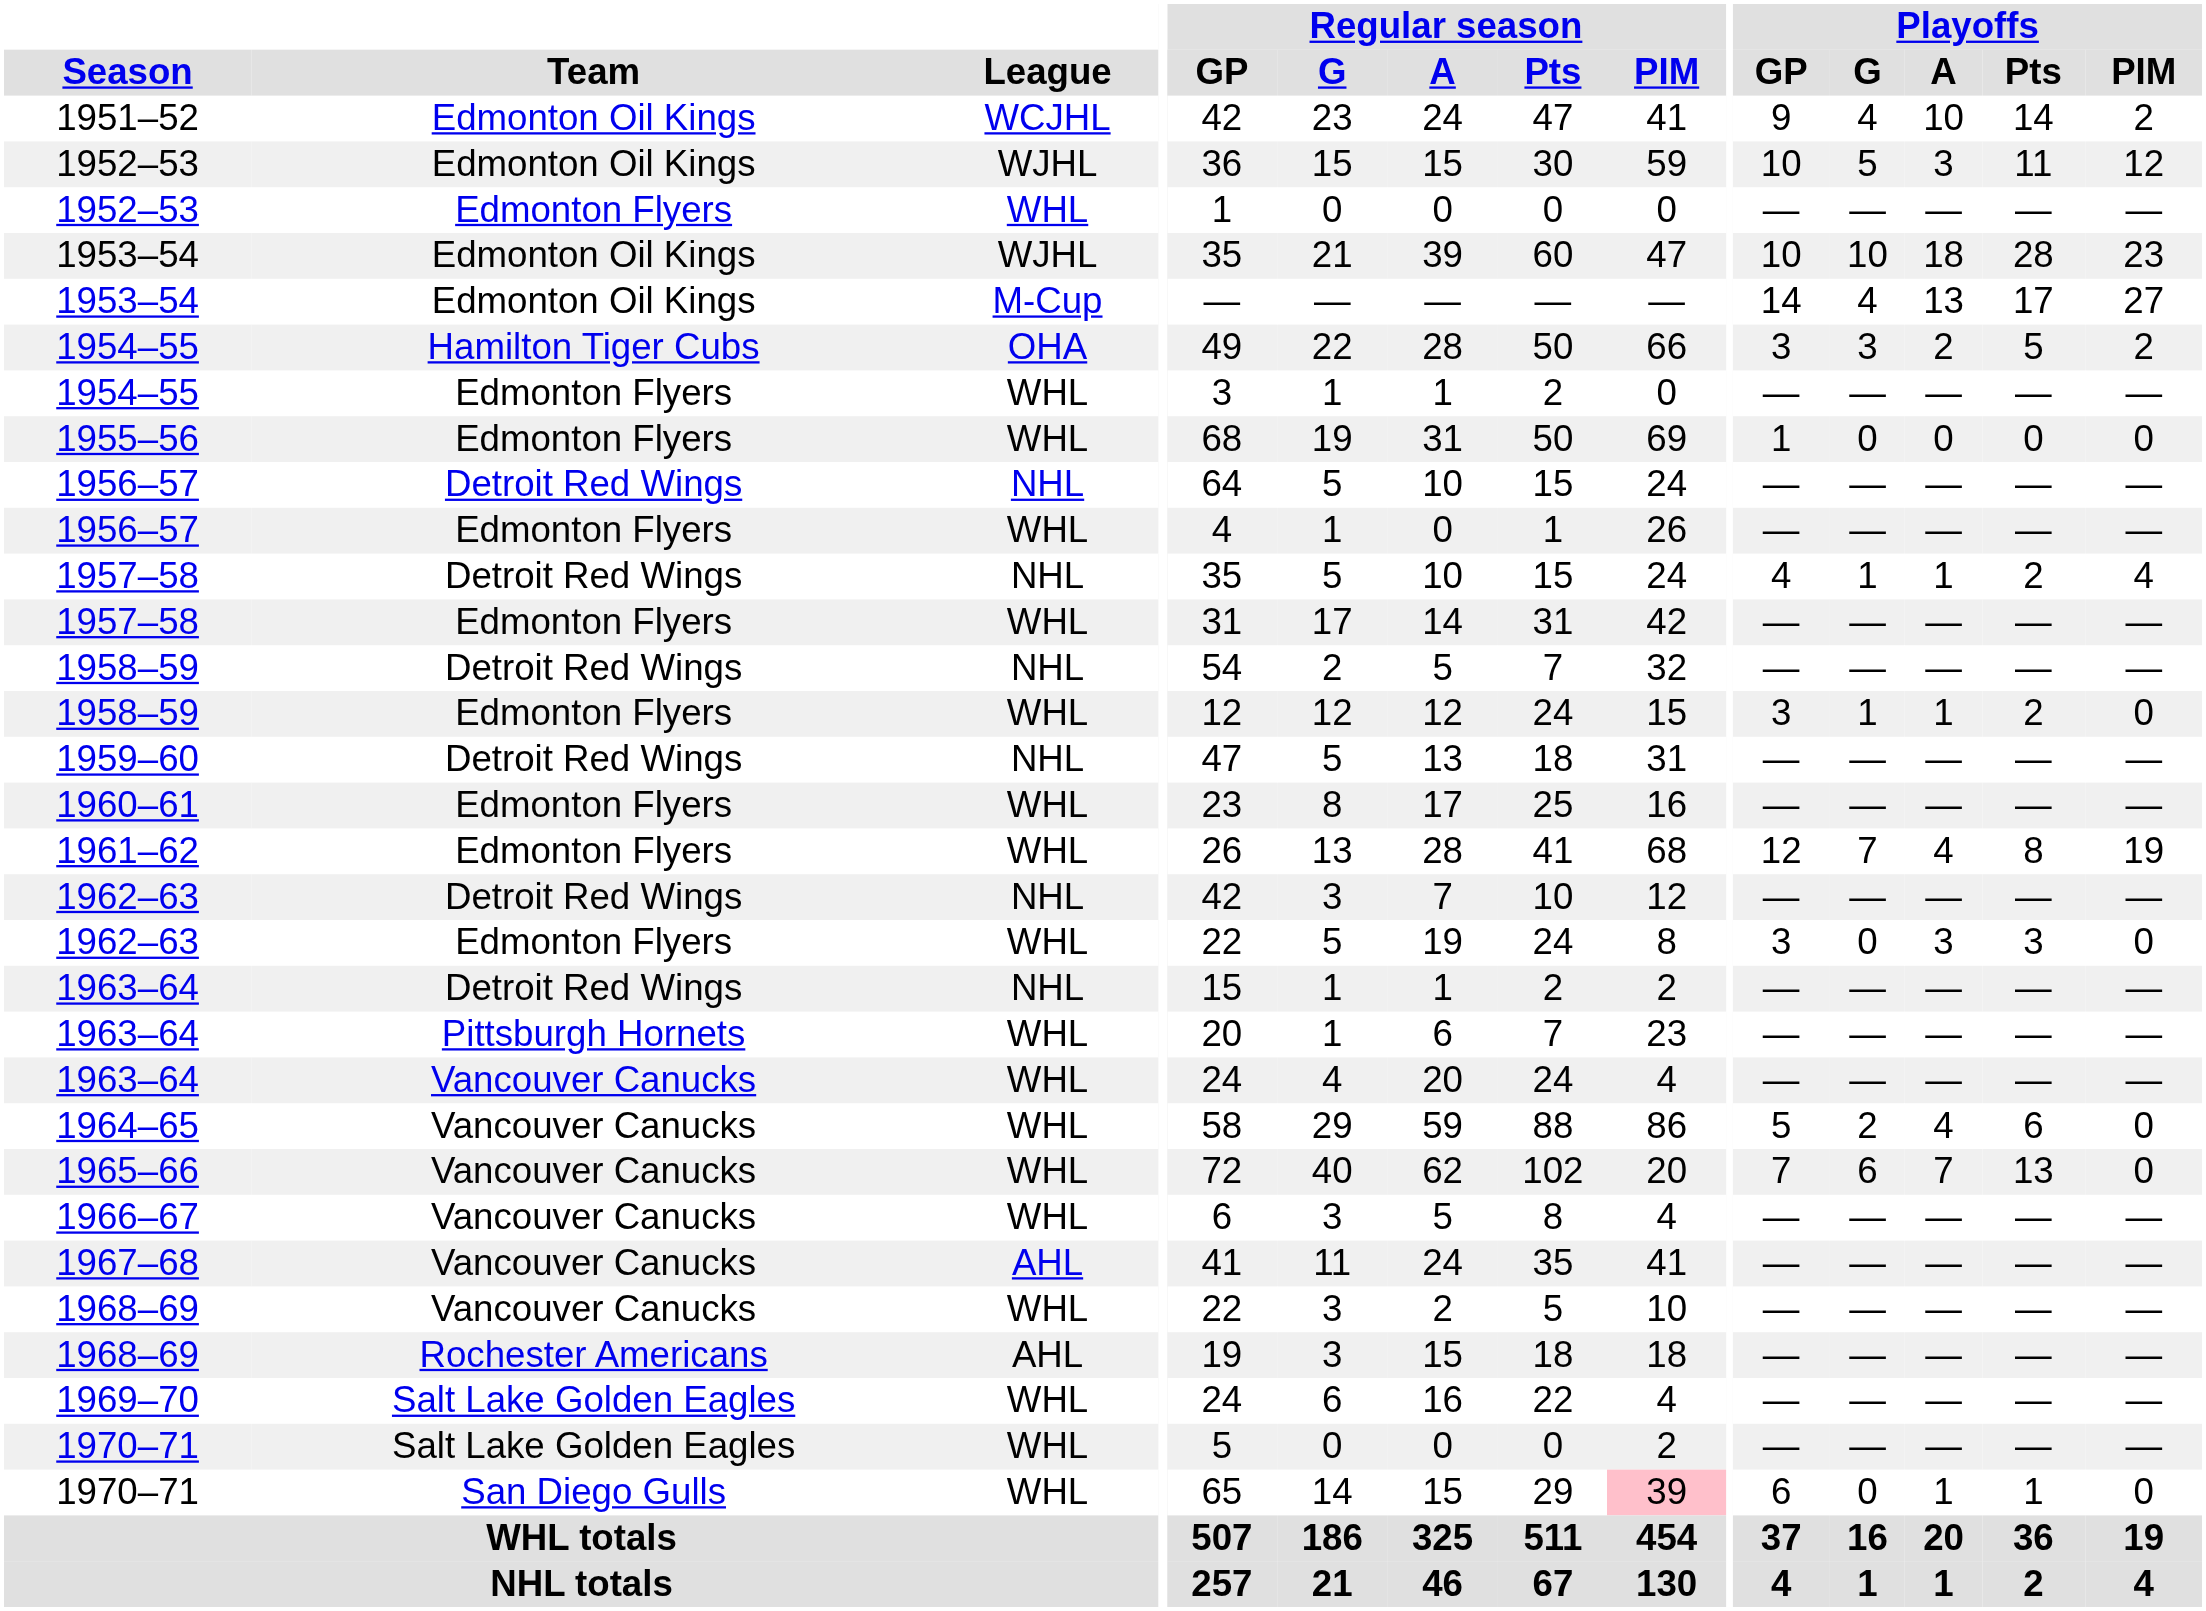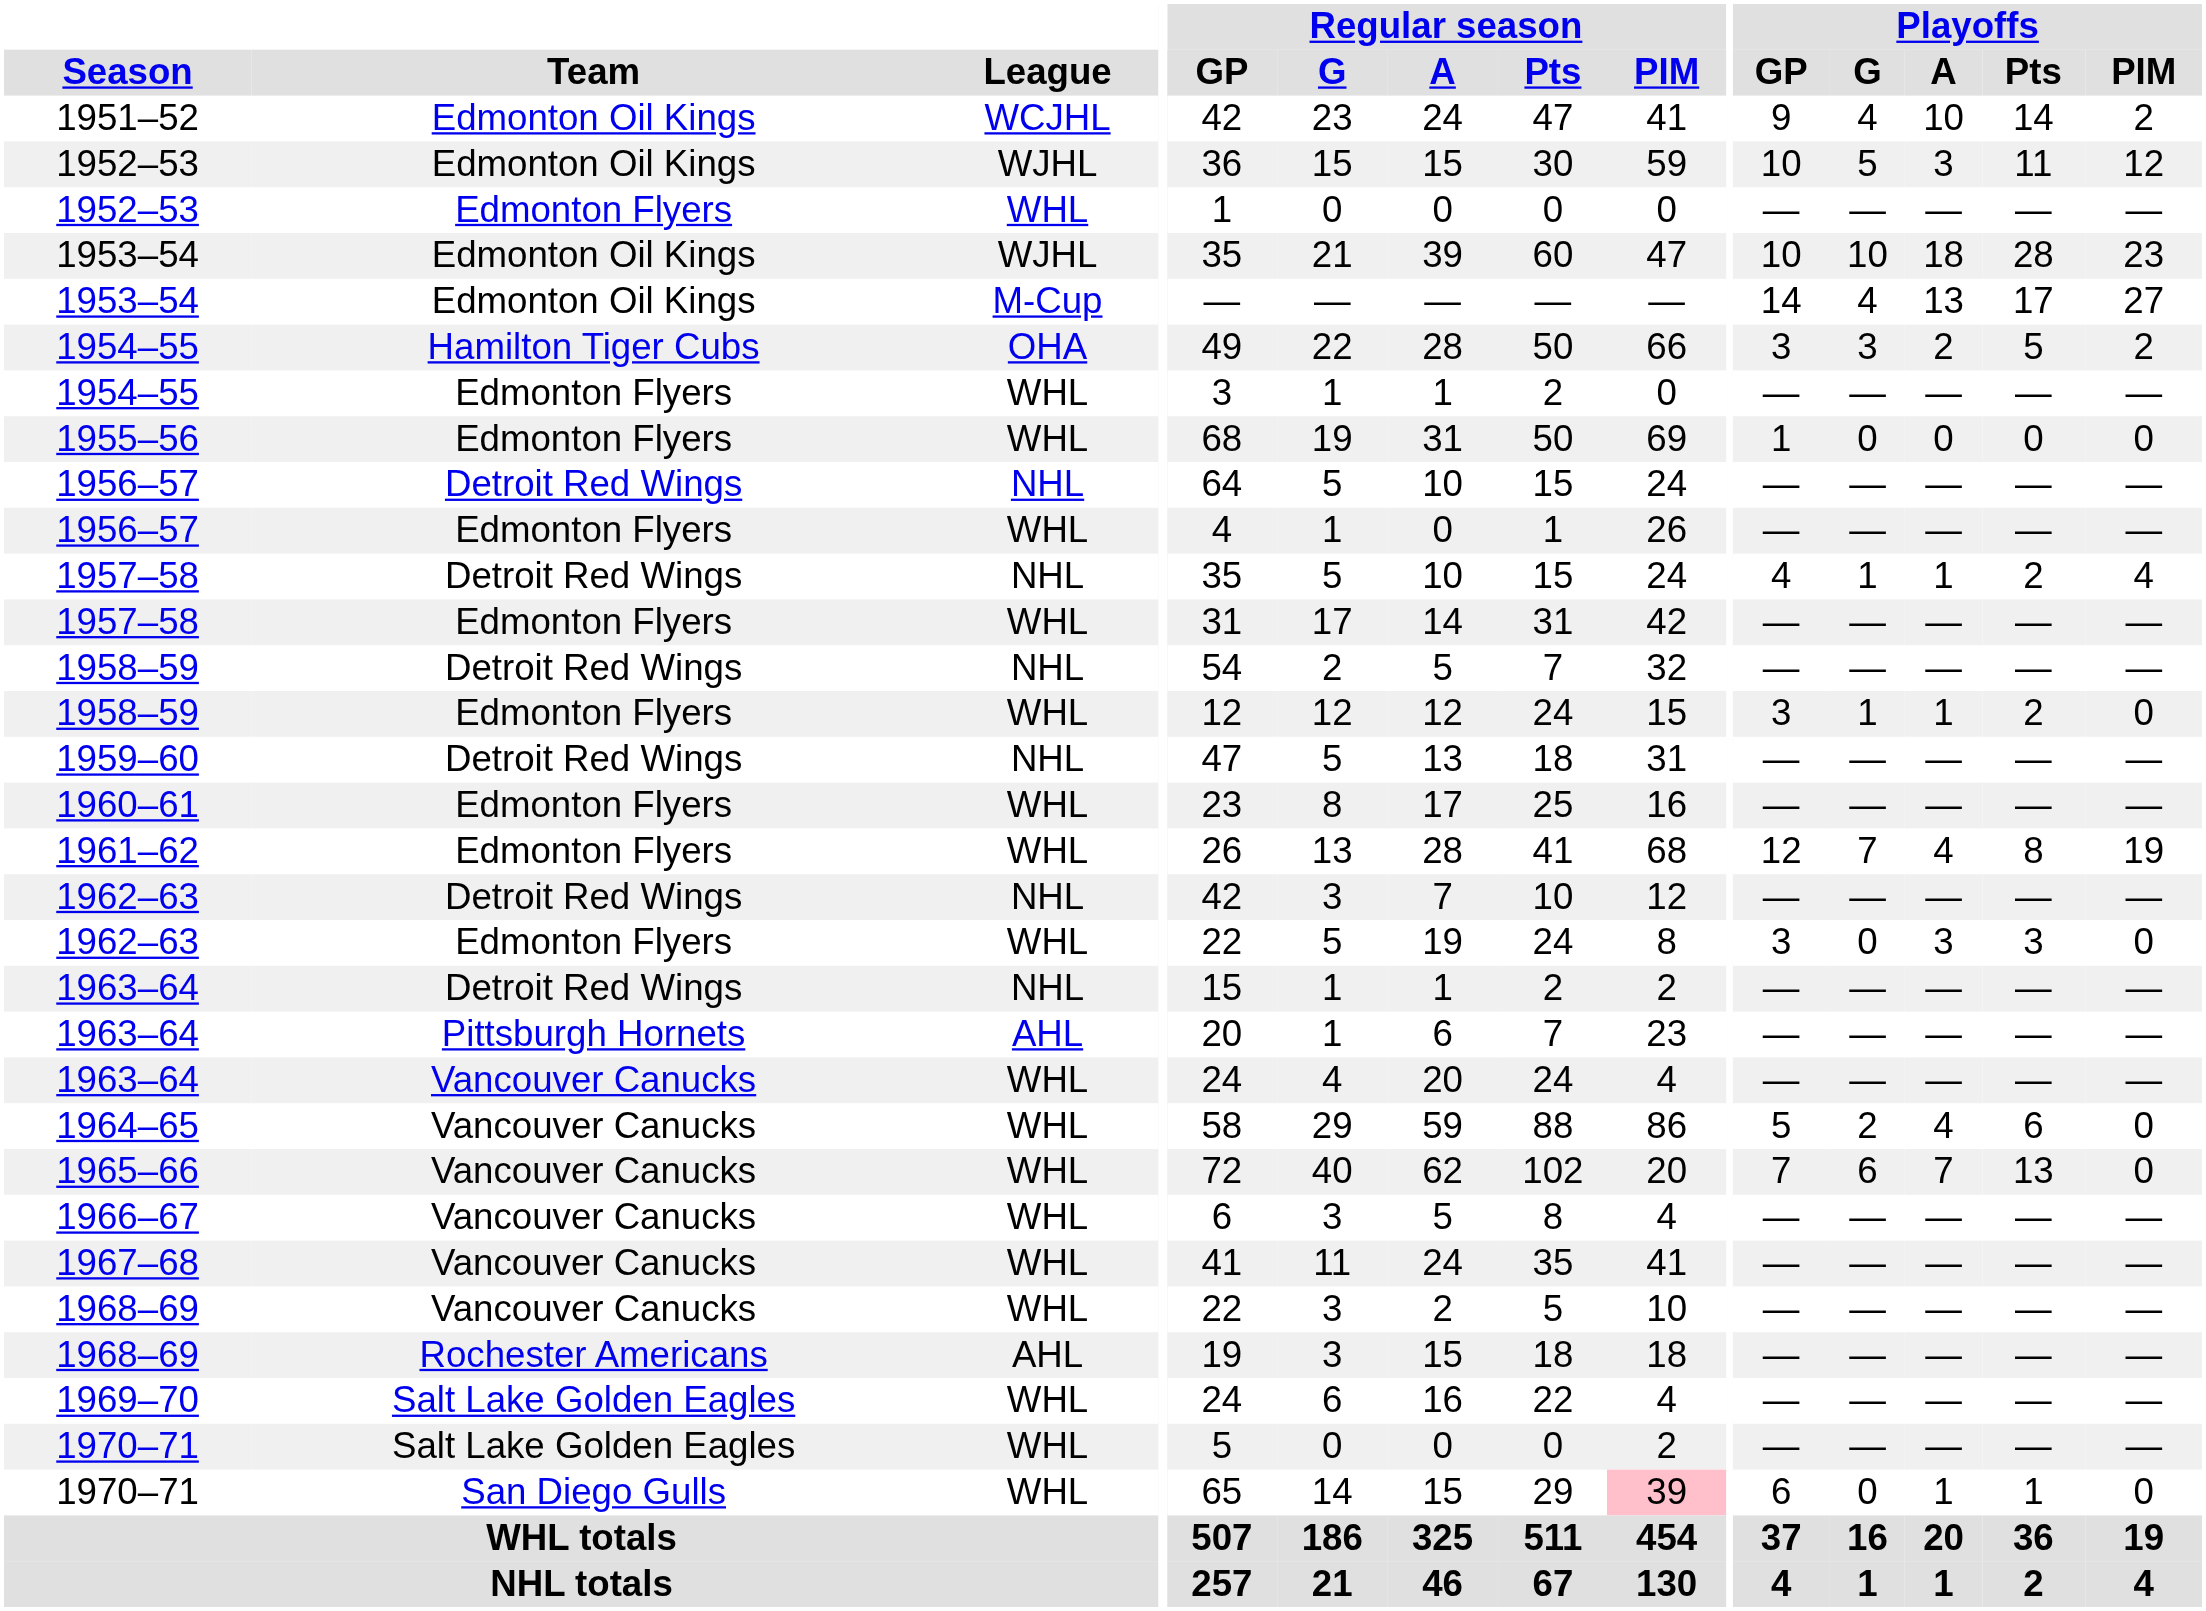(1048, 1033) WHL -> (1048, 1033) AHL
(1048, 1262) AHL -> (1048, 1262) WHL
